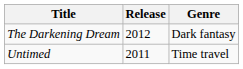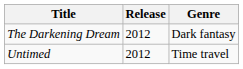(138, 53) 2011 -> (138, 53) 2012
